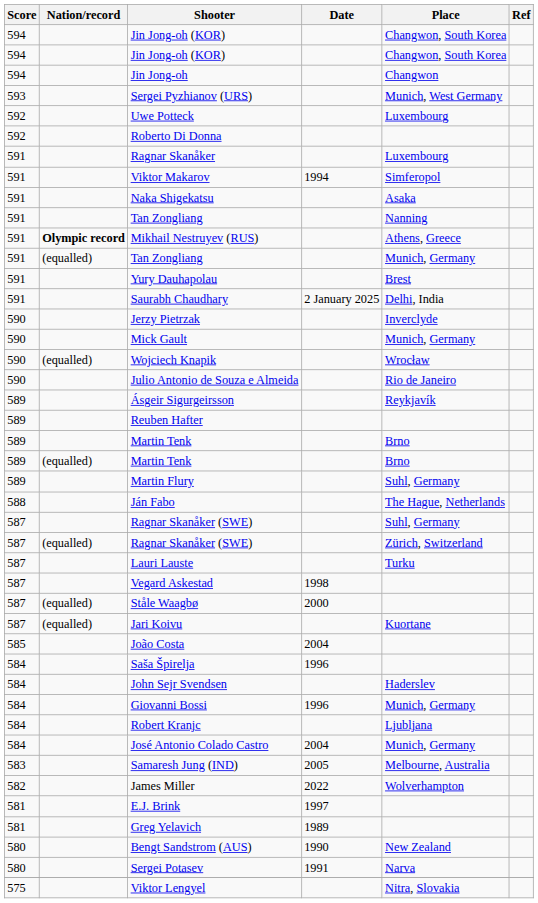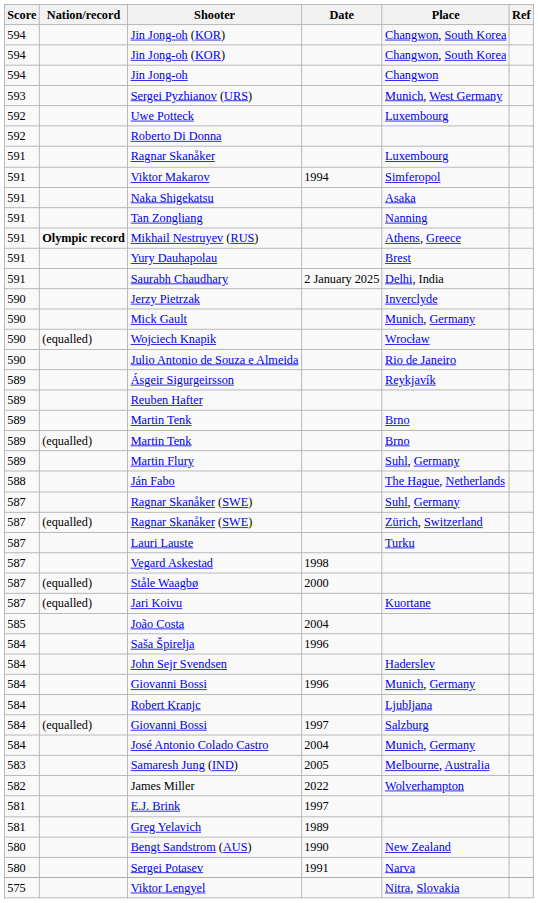- row: (67, 258)
+ row: (67, 725)
